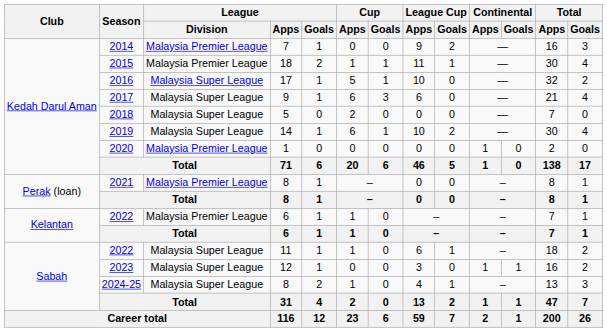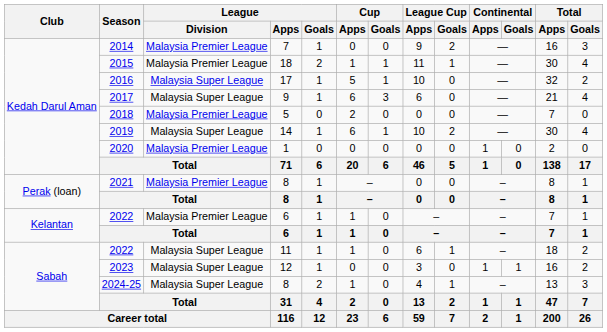(207, 115) Malaysia Super League -> (207, 115) Malaysia Premier League
